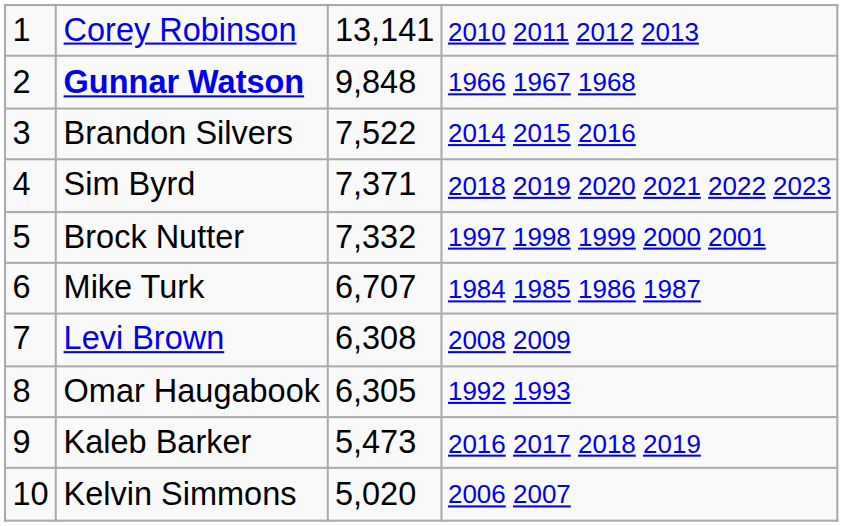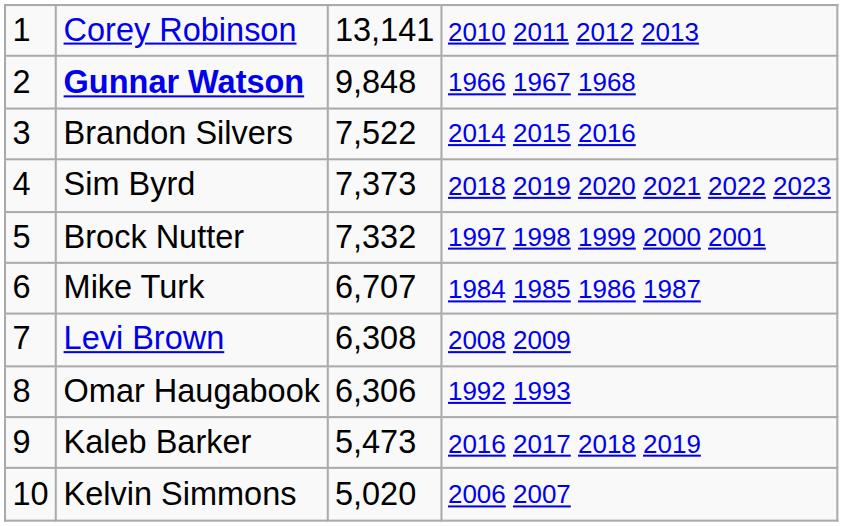(376, 184) 7,371 -> (376, 184) 7,373
(376, 390) 6,305 -> (376, 390) 6,306
